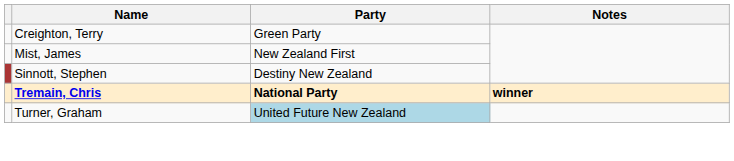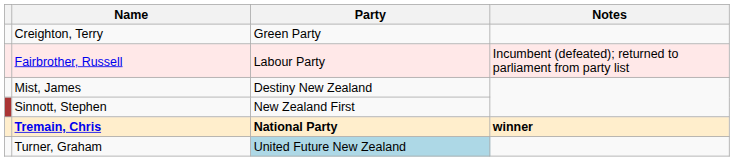+ row: (69, 61)
(304, 54) New Zealand First -> (313, 88) Destiny New Zealand
(313, 74) Destiny New Zealand -> (304, 107) New Zealand First
